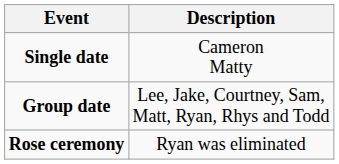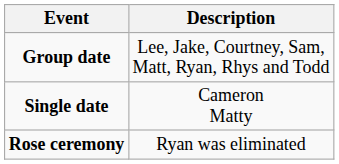rows swapped: (66, 57) <-> (67, 105)
